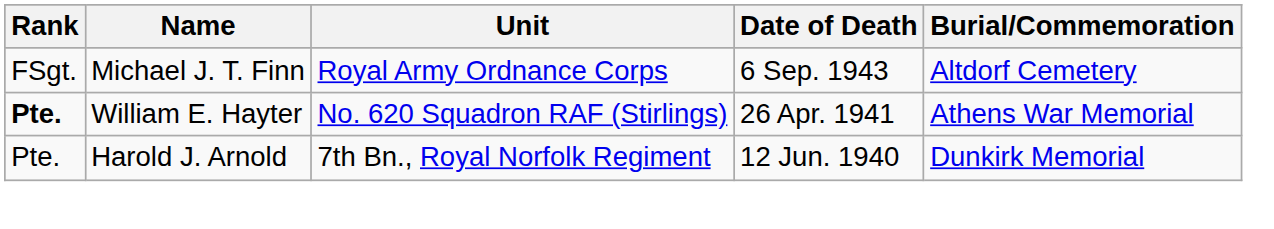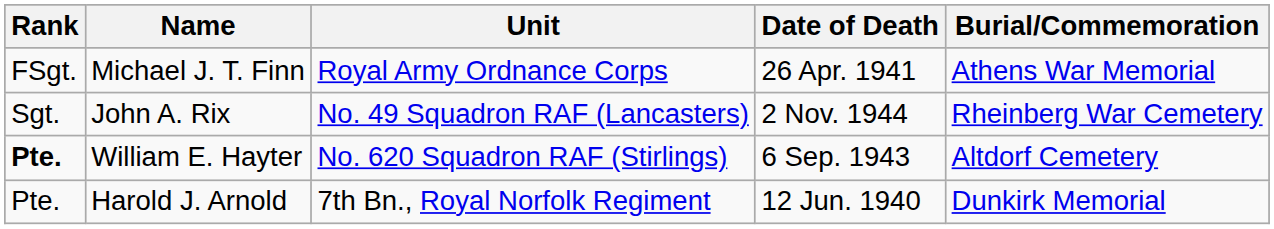(814, 69) 6 Sep. 1943 -> (839, 69) 26 Apr. 1941
(1033, 69) Altdorf Cemetery -> (1083, 69) Athens War Memorial
+ row: (161, 113)
(817, 113) 26 Apr. 1941 -> (836, 157) 6 Sep. 1943
(1062, 113) Athens War Memorial -> (1055, 157) Altdorf Cemetery
